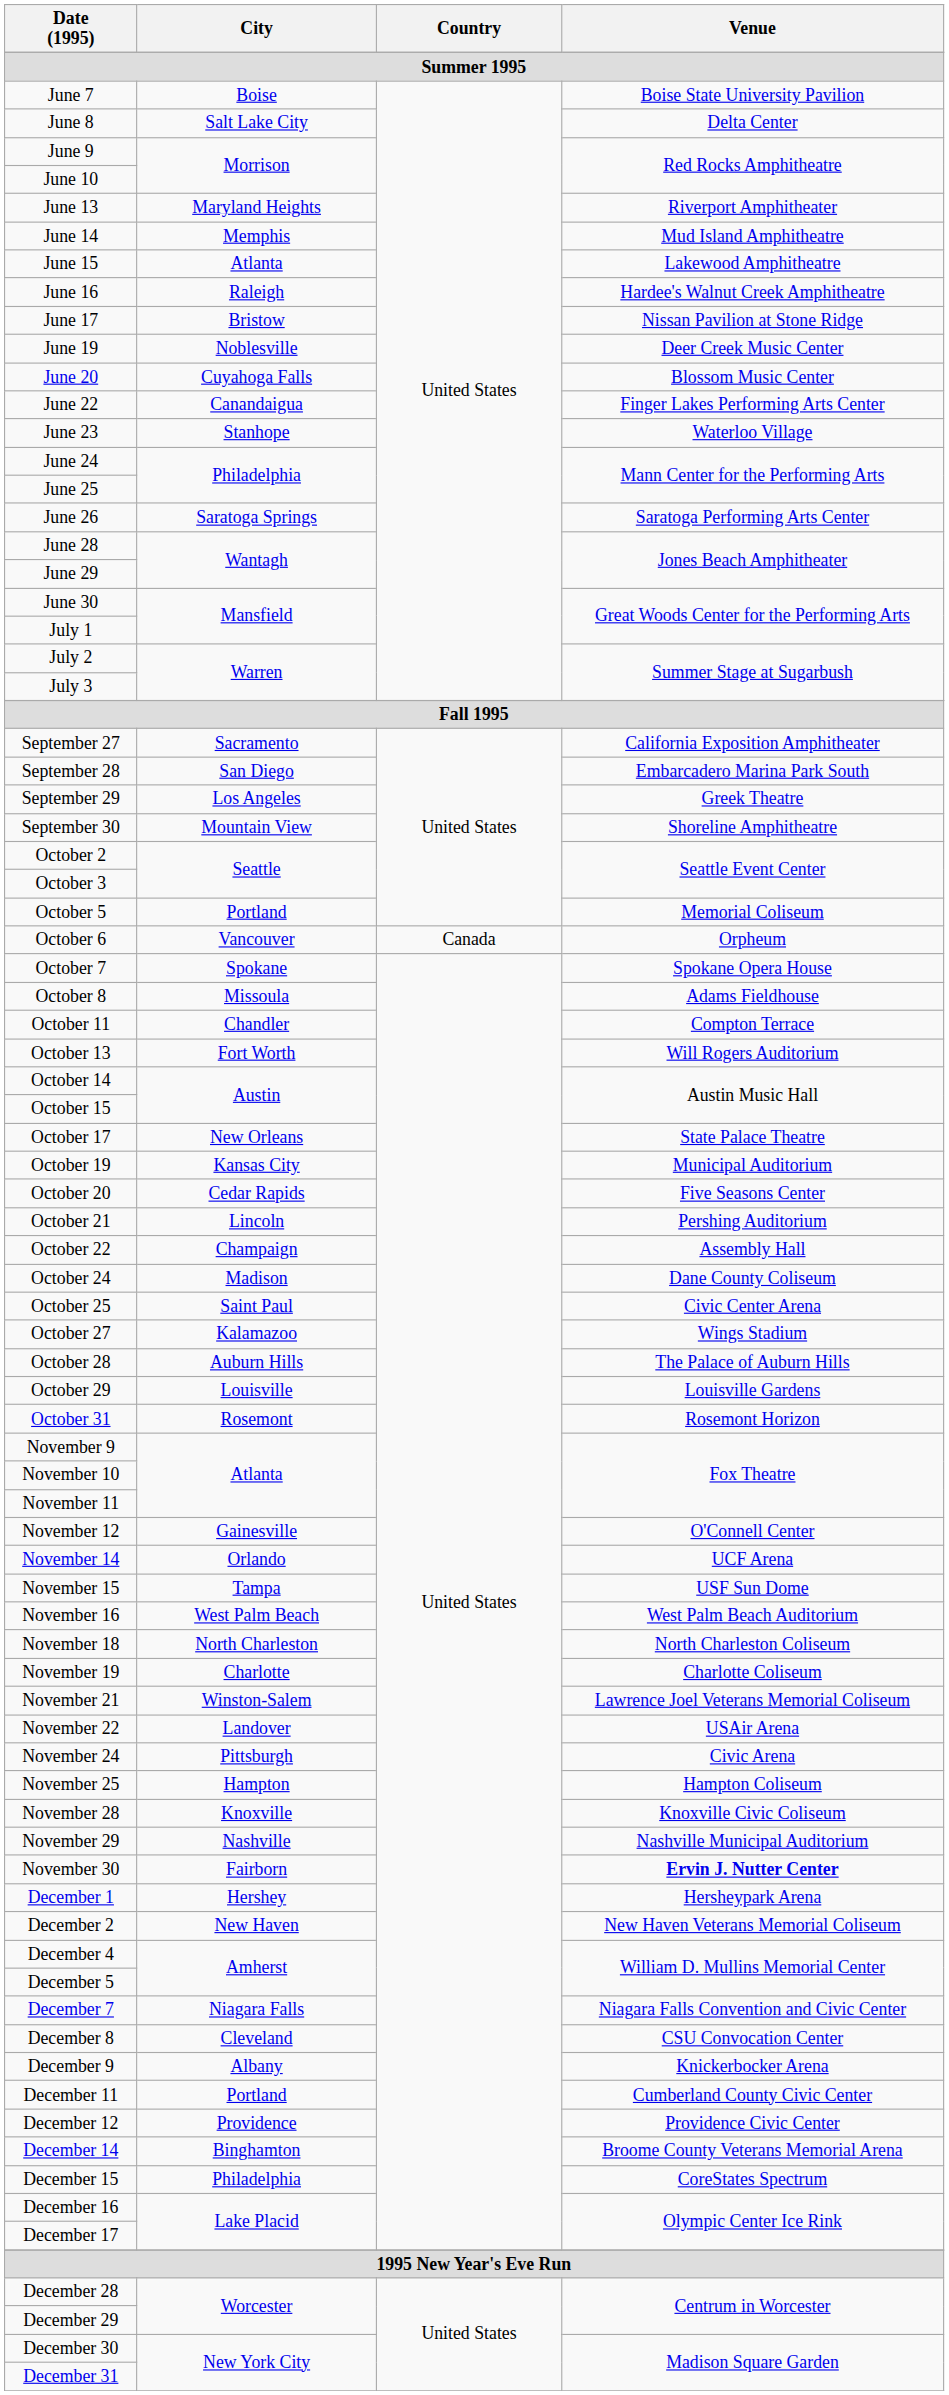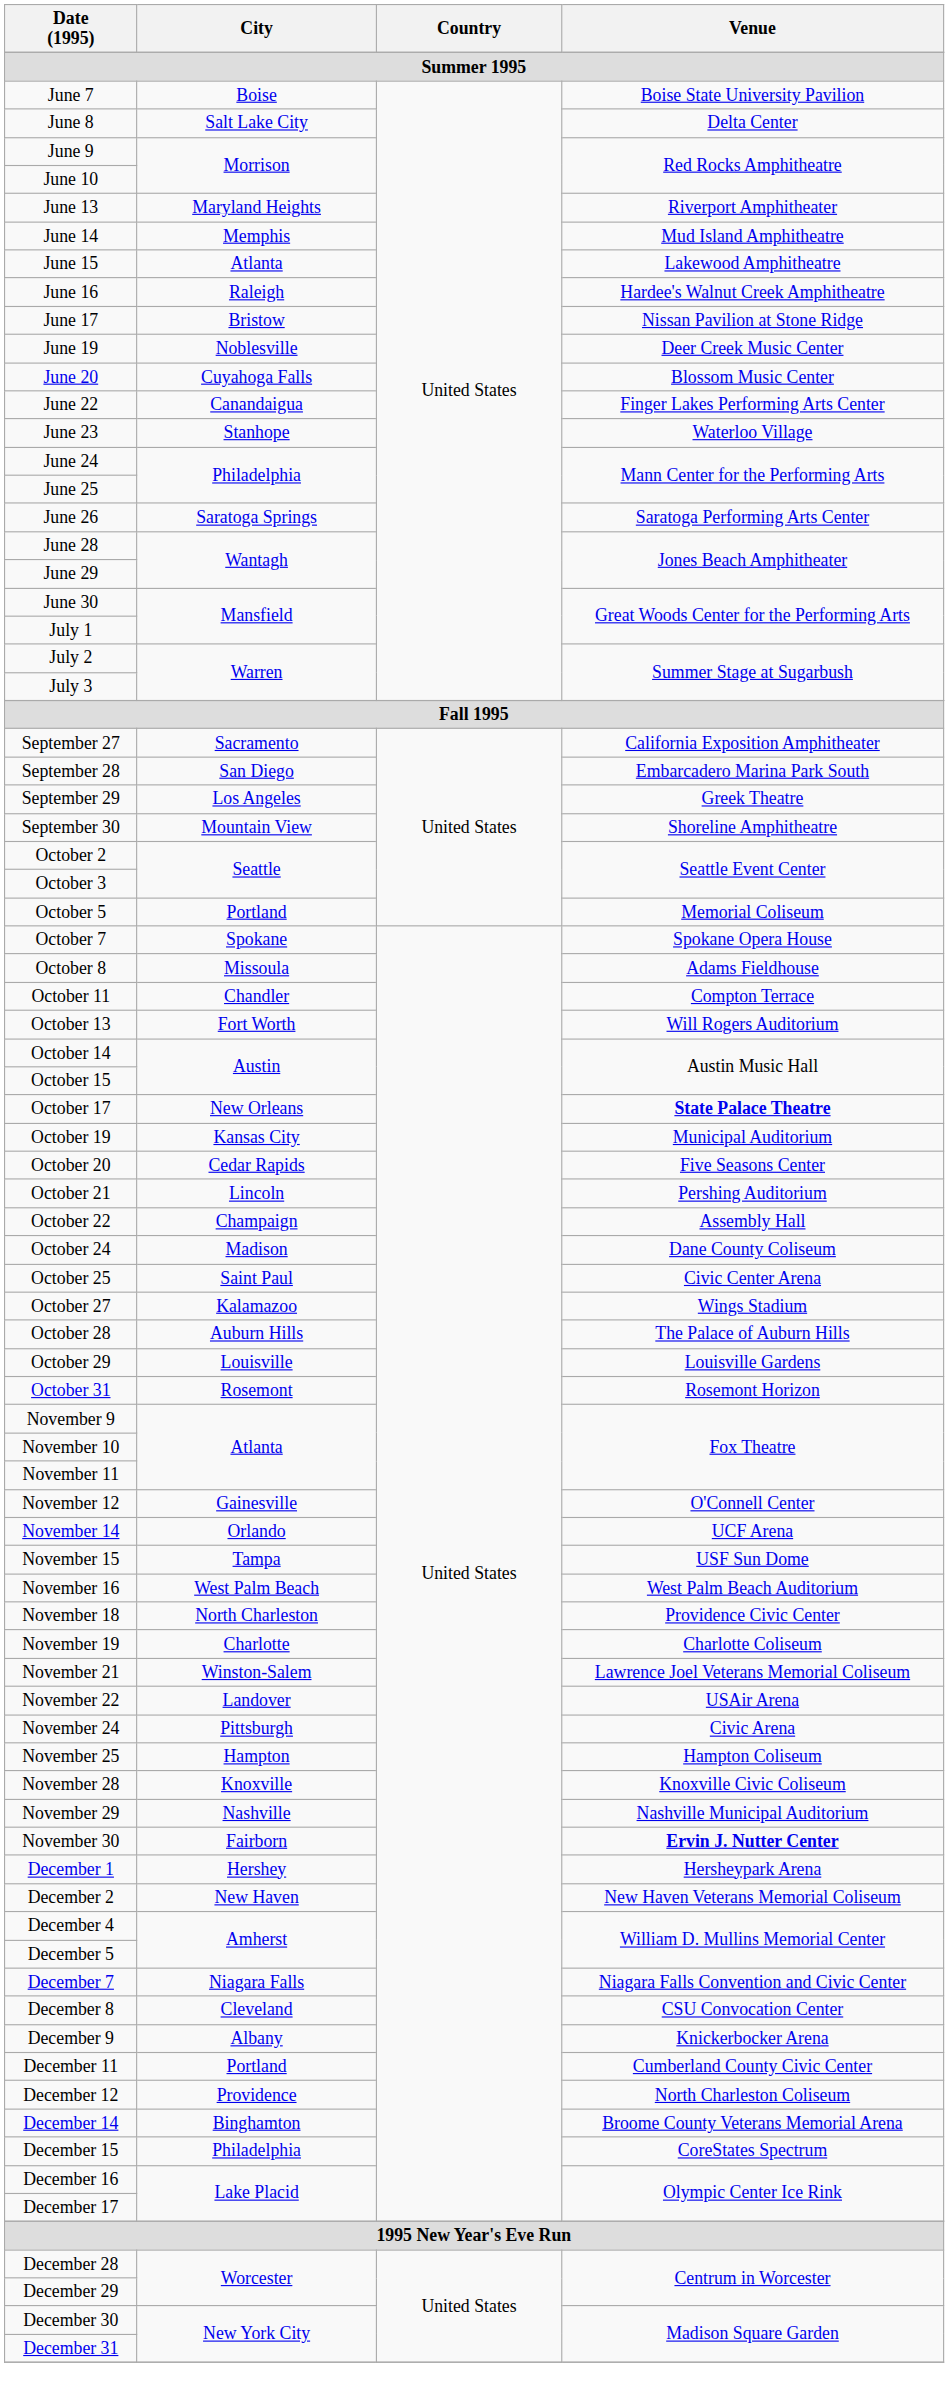- row: (71, 939)
(752, 1137) normal -> (752, 1108) bold
(752, 1644) North Charleston Coliseum -> (752, 1615) Providence Civic Center
(752, 2122) Providence Civic Center -> (752, 2094) North Charleston Coliseum
